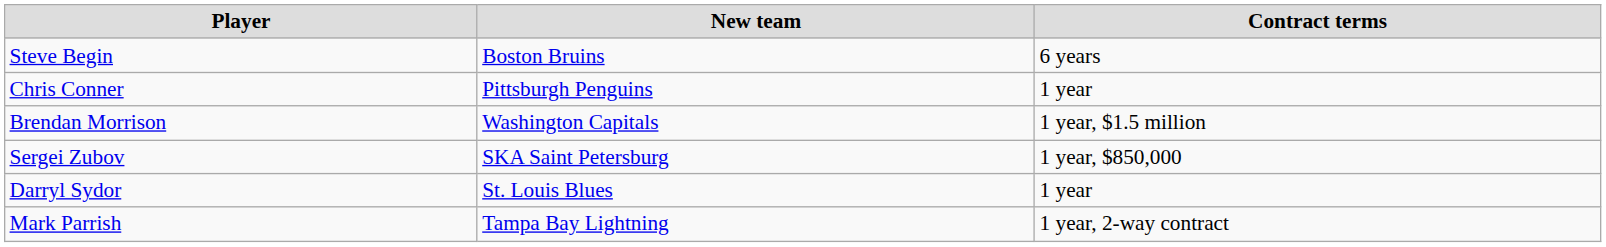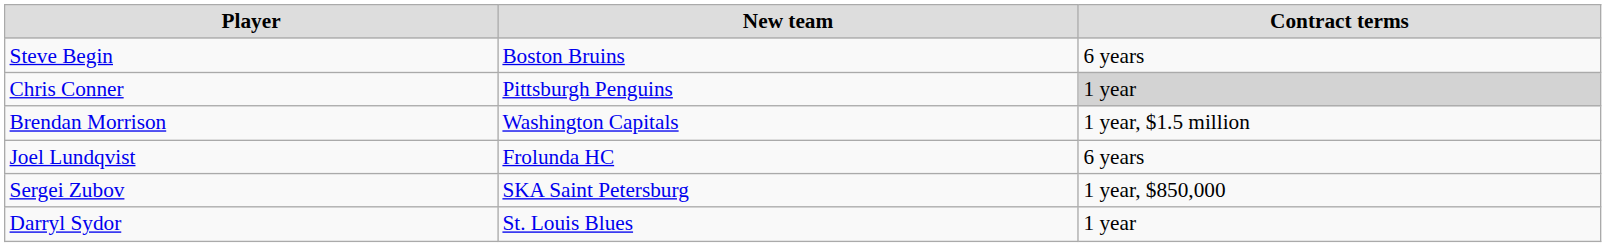(1066, 88) no background -> (1110, 88) lightgrey background
+ row: (73, 156)
- row: (65, 223)
